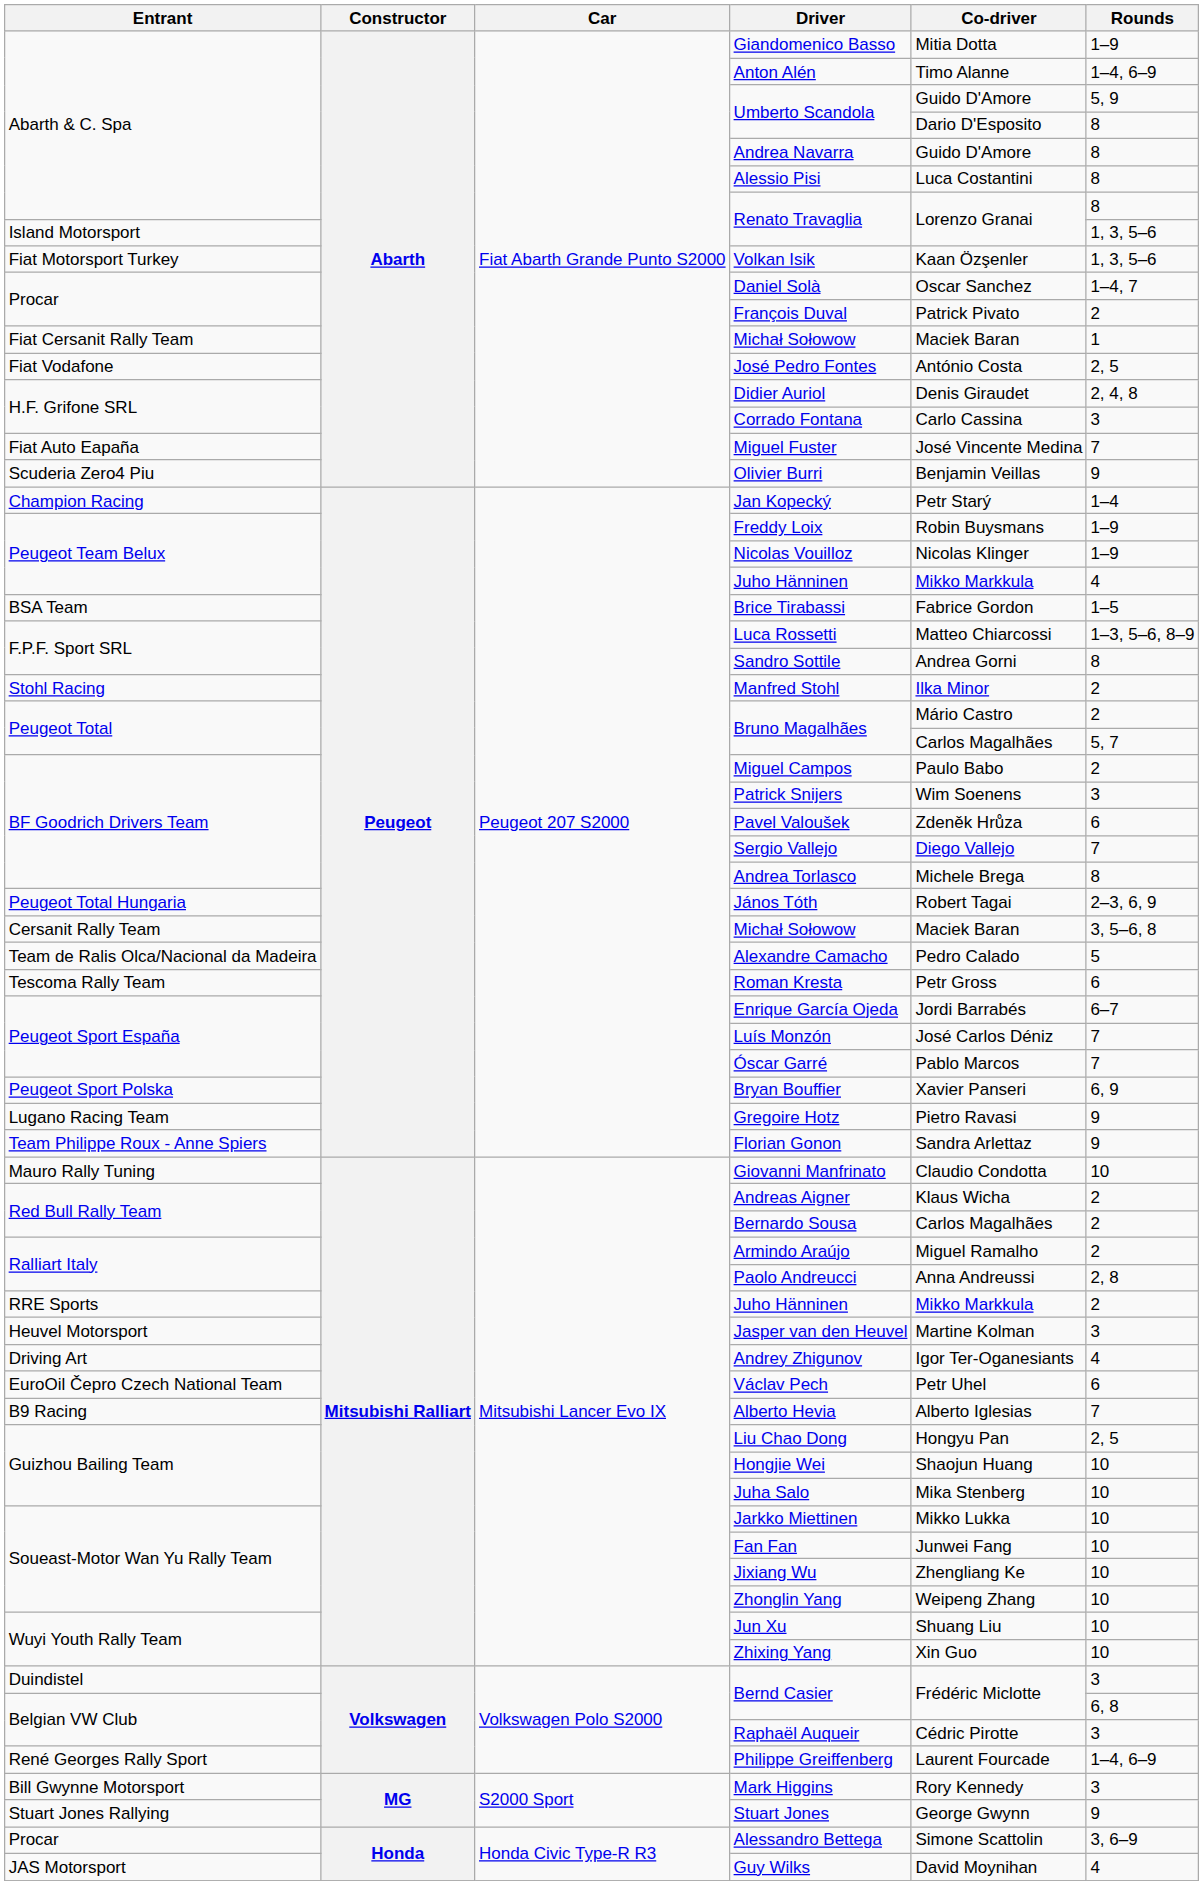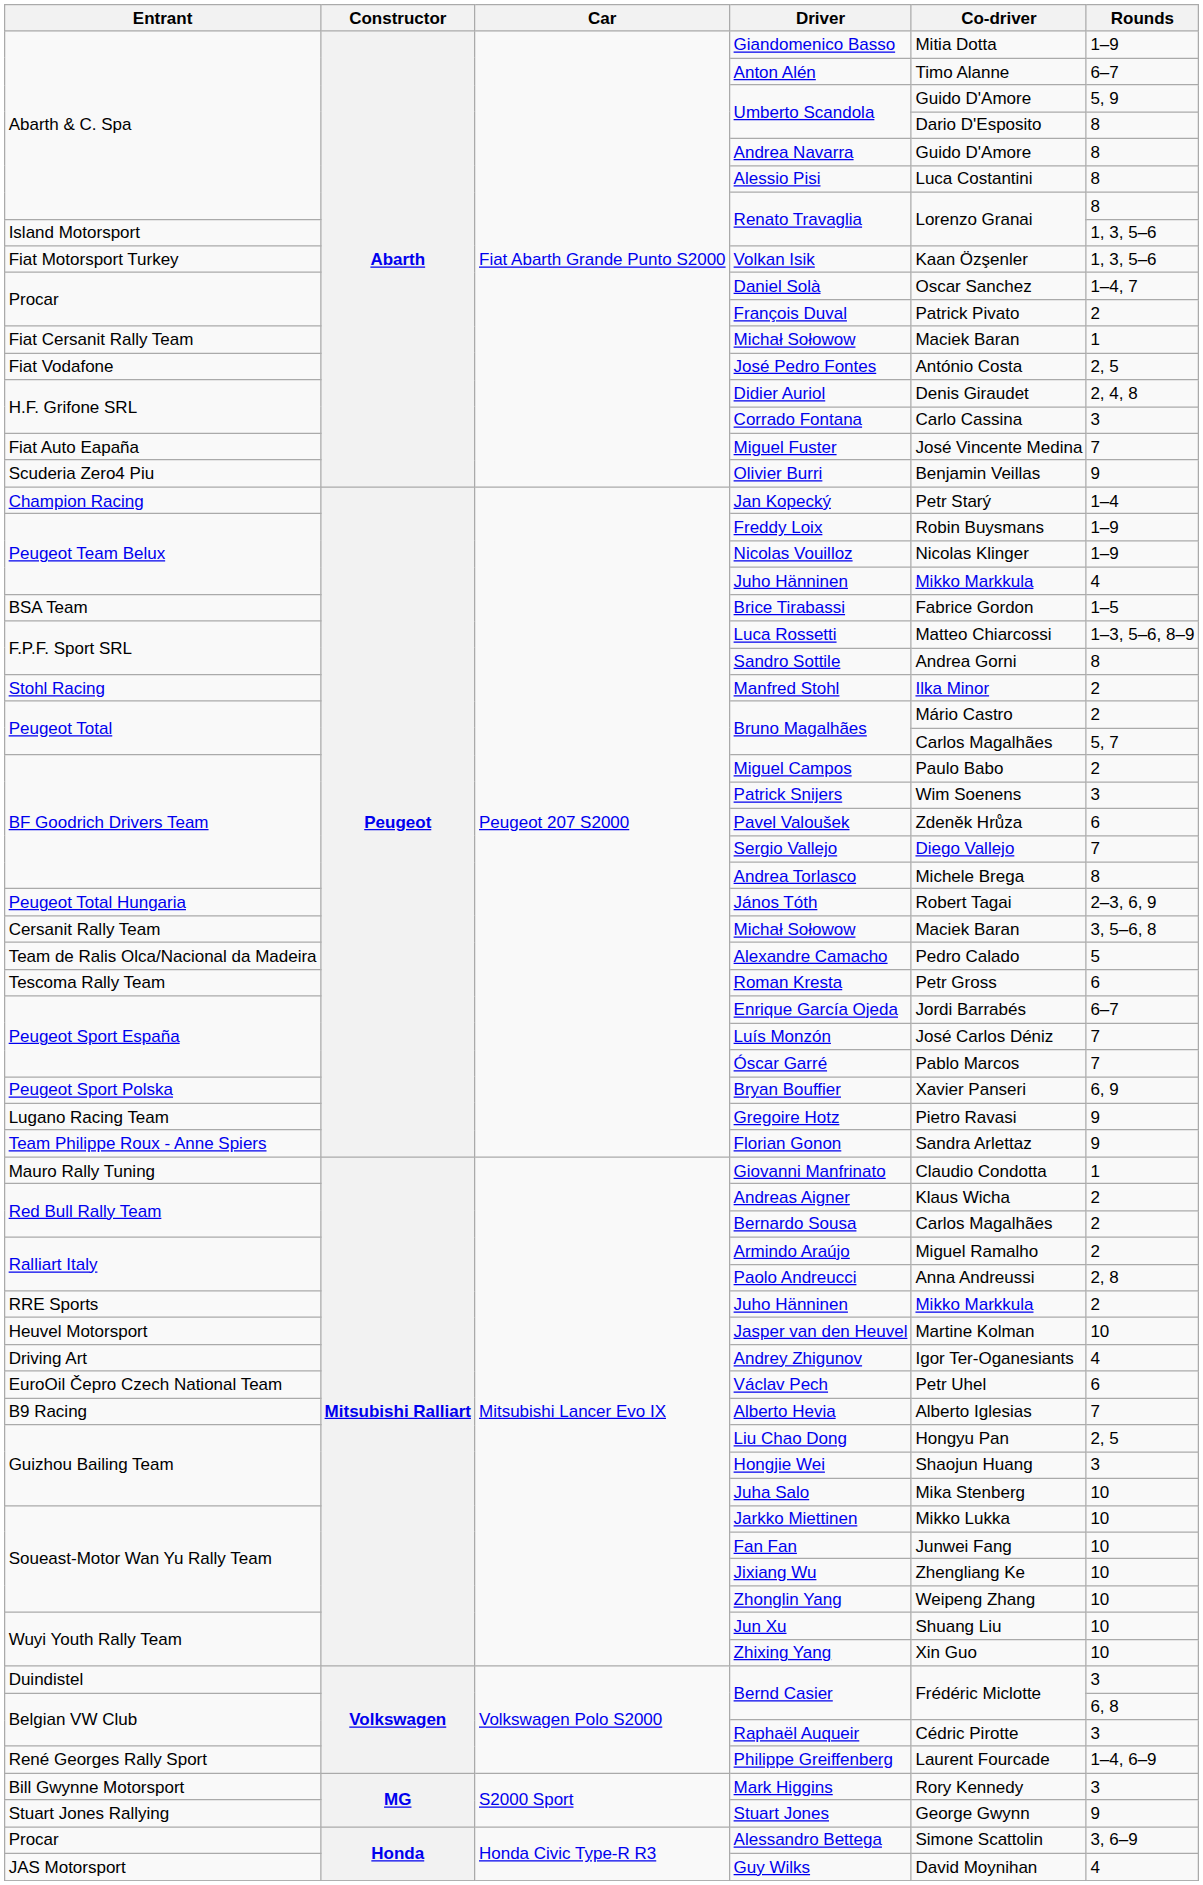(1123, 71) 1–4, 6–9 -> (1105, 71) 6–7
(1100, 1170) 10 -> (1095, 1170) 1
(1095, 1331) 3 -> (1100, 1331) 10
(1100, 1465) 10 -> (1095, 1465) 3
